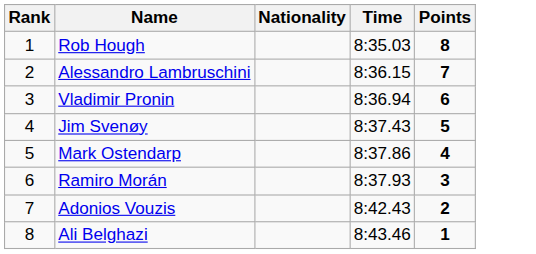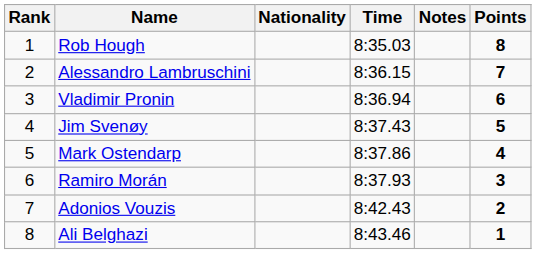+ column: (443, 18)
